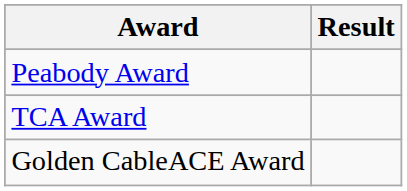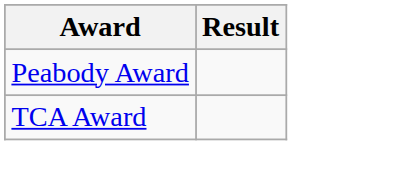- row: (158, 161)
